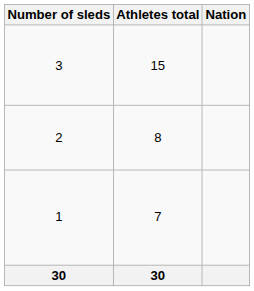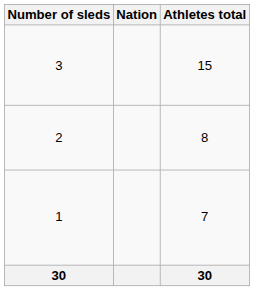columns swapped: (158, 14) <-> (226, 14)
